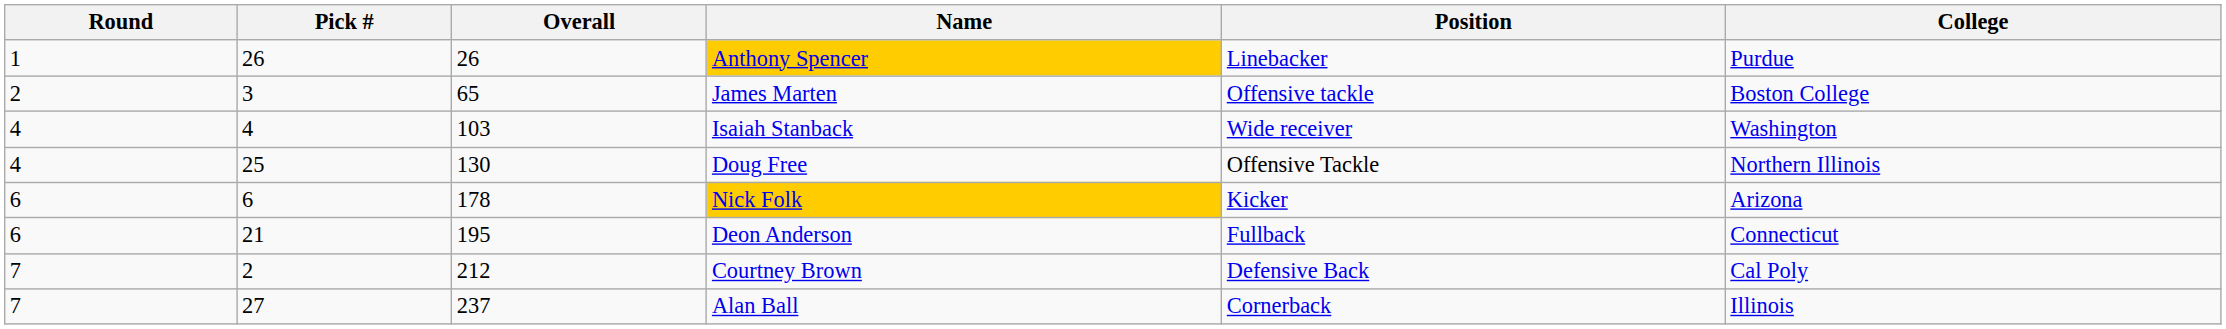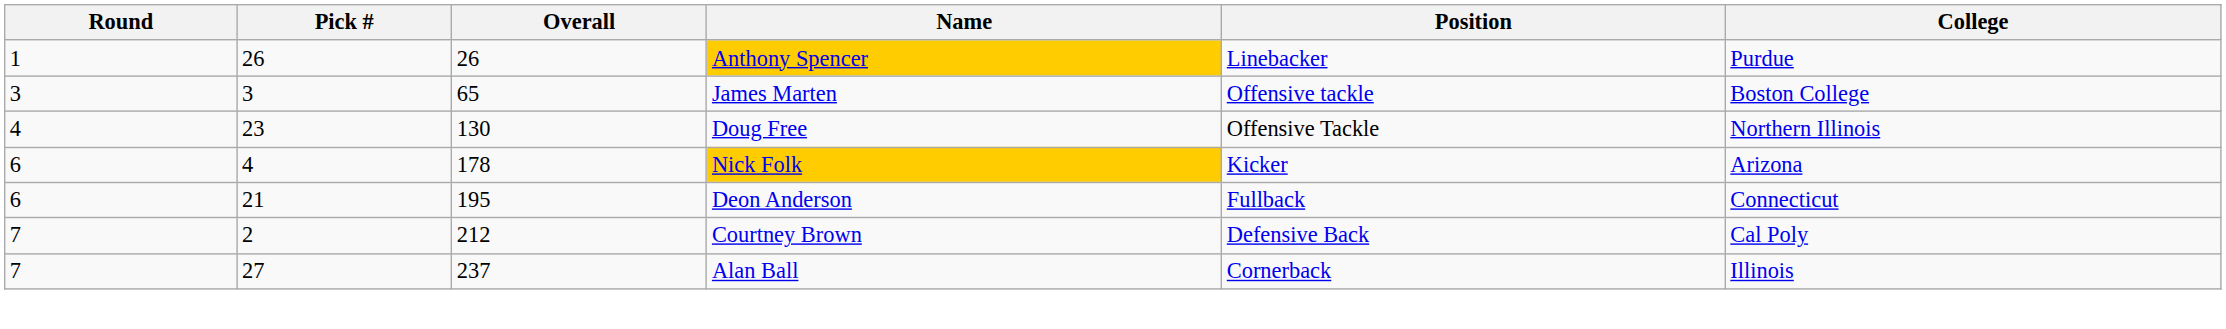(15, 93) 2 -> (15, 93) 3
- row: (782, 128)
(253, 164) 25 -> (253, 128) 23
(248, 199) 6 -> (248, 164) 4
